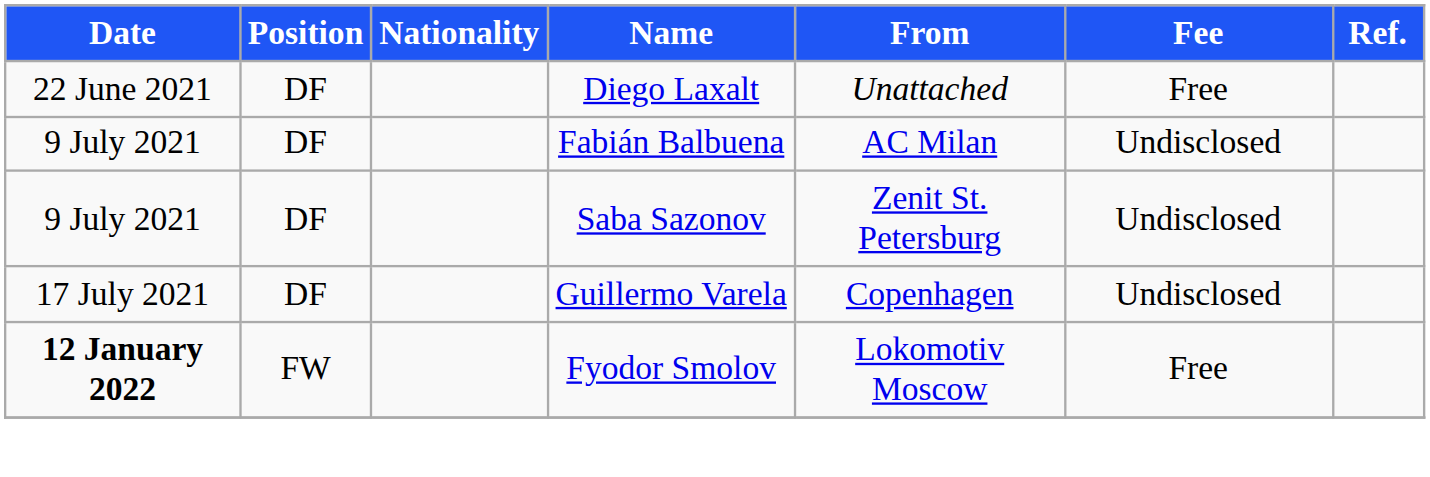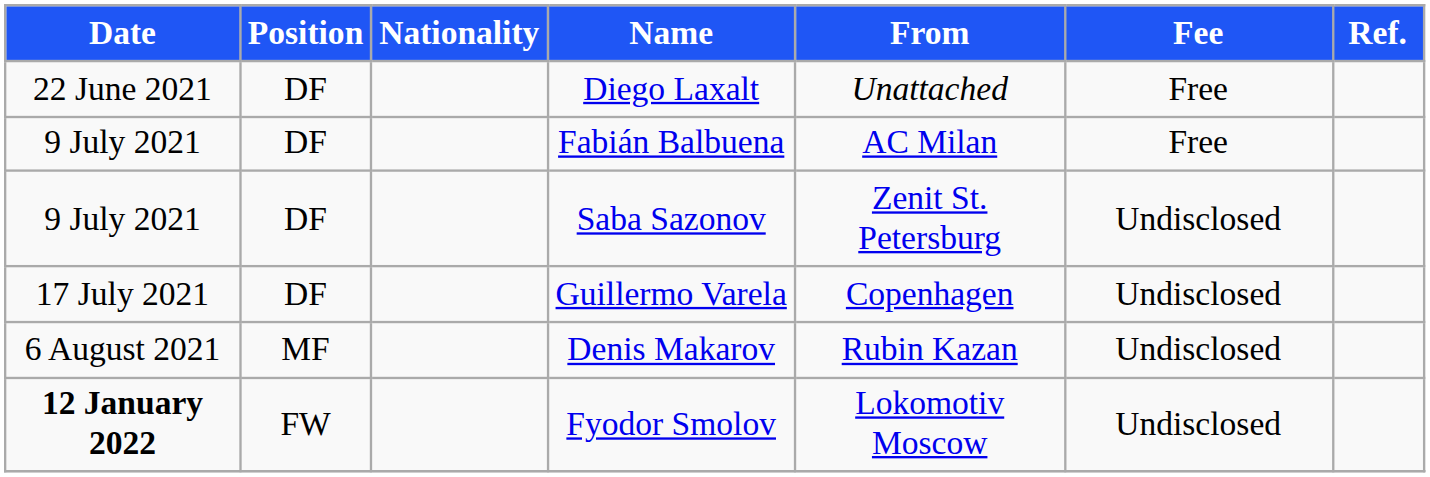(1198, 143) Undisclosed -> (1198, 143) Free
+ row: (671, 348)
(1198, 368) Free -> (1198, 423) Undisclosed
